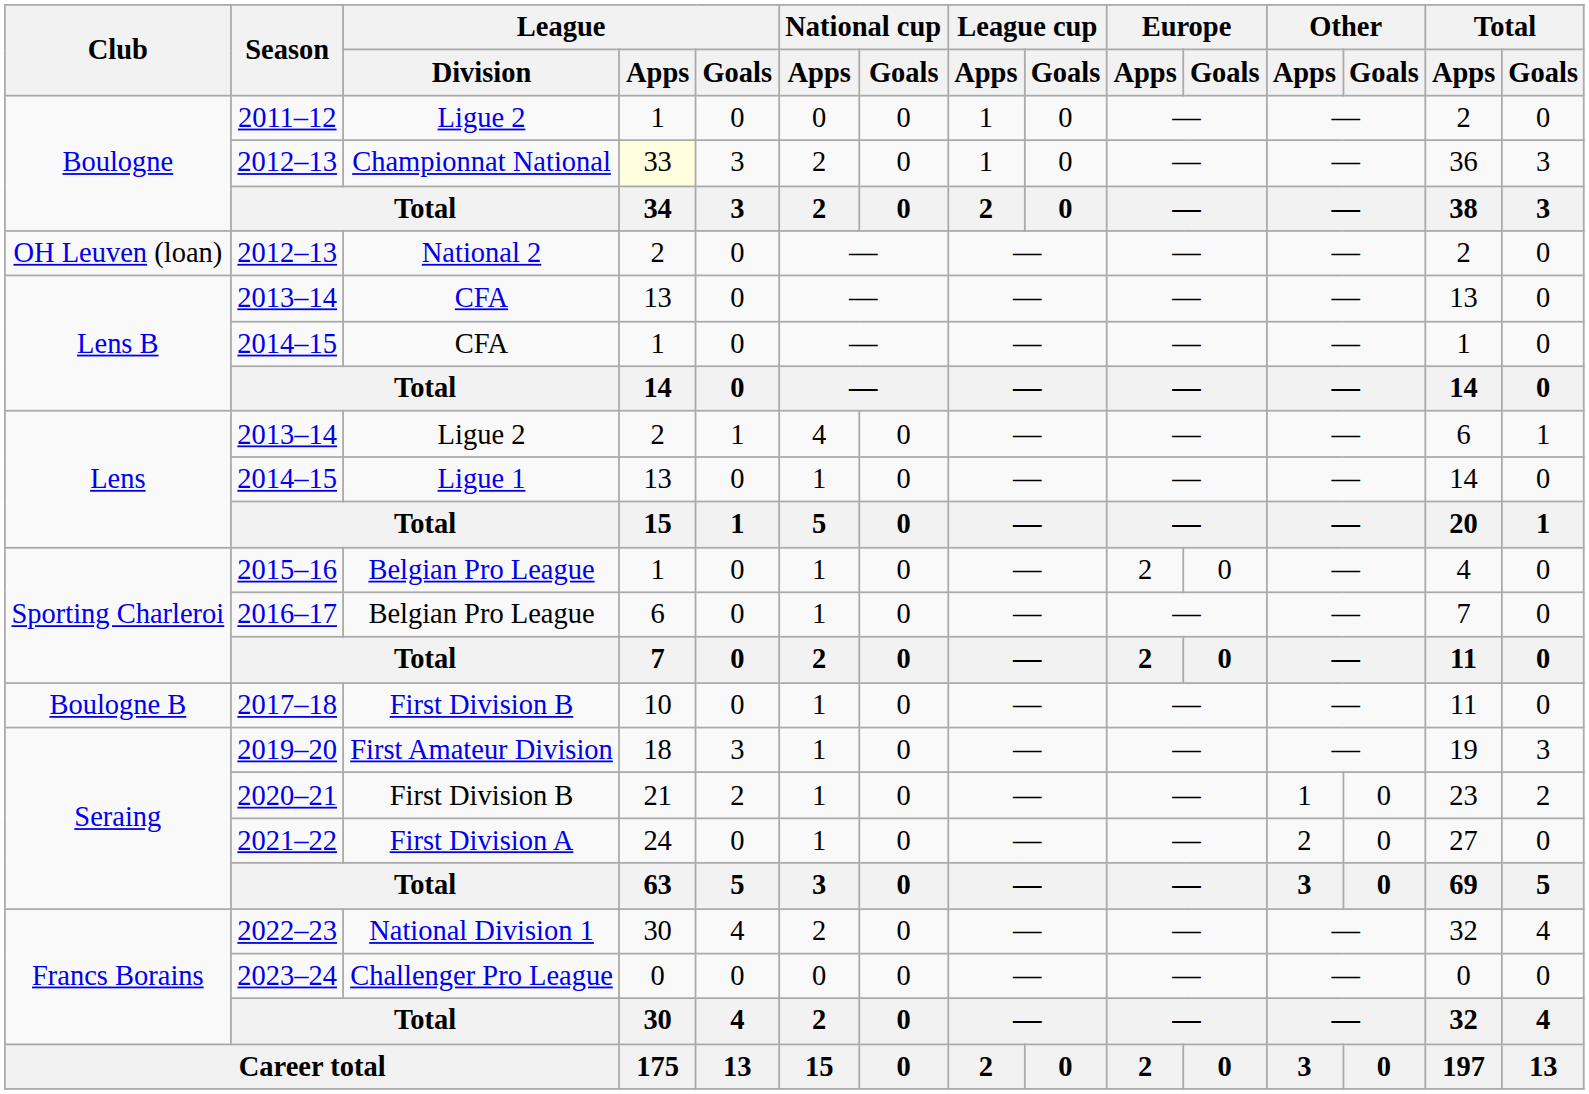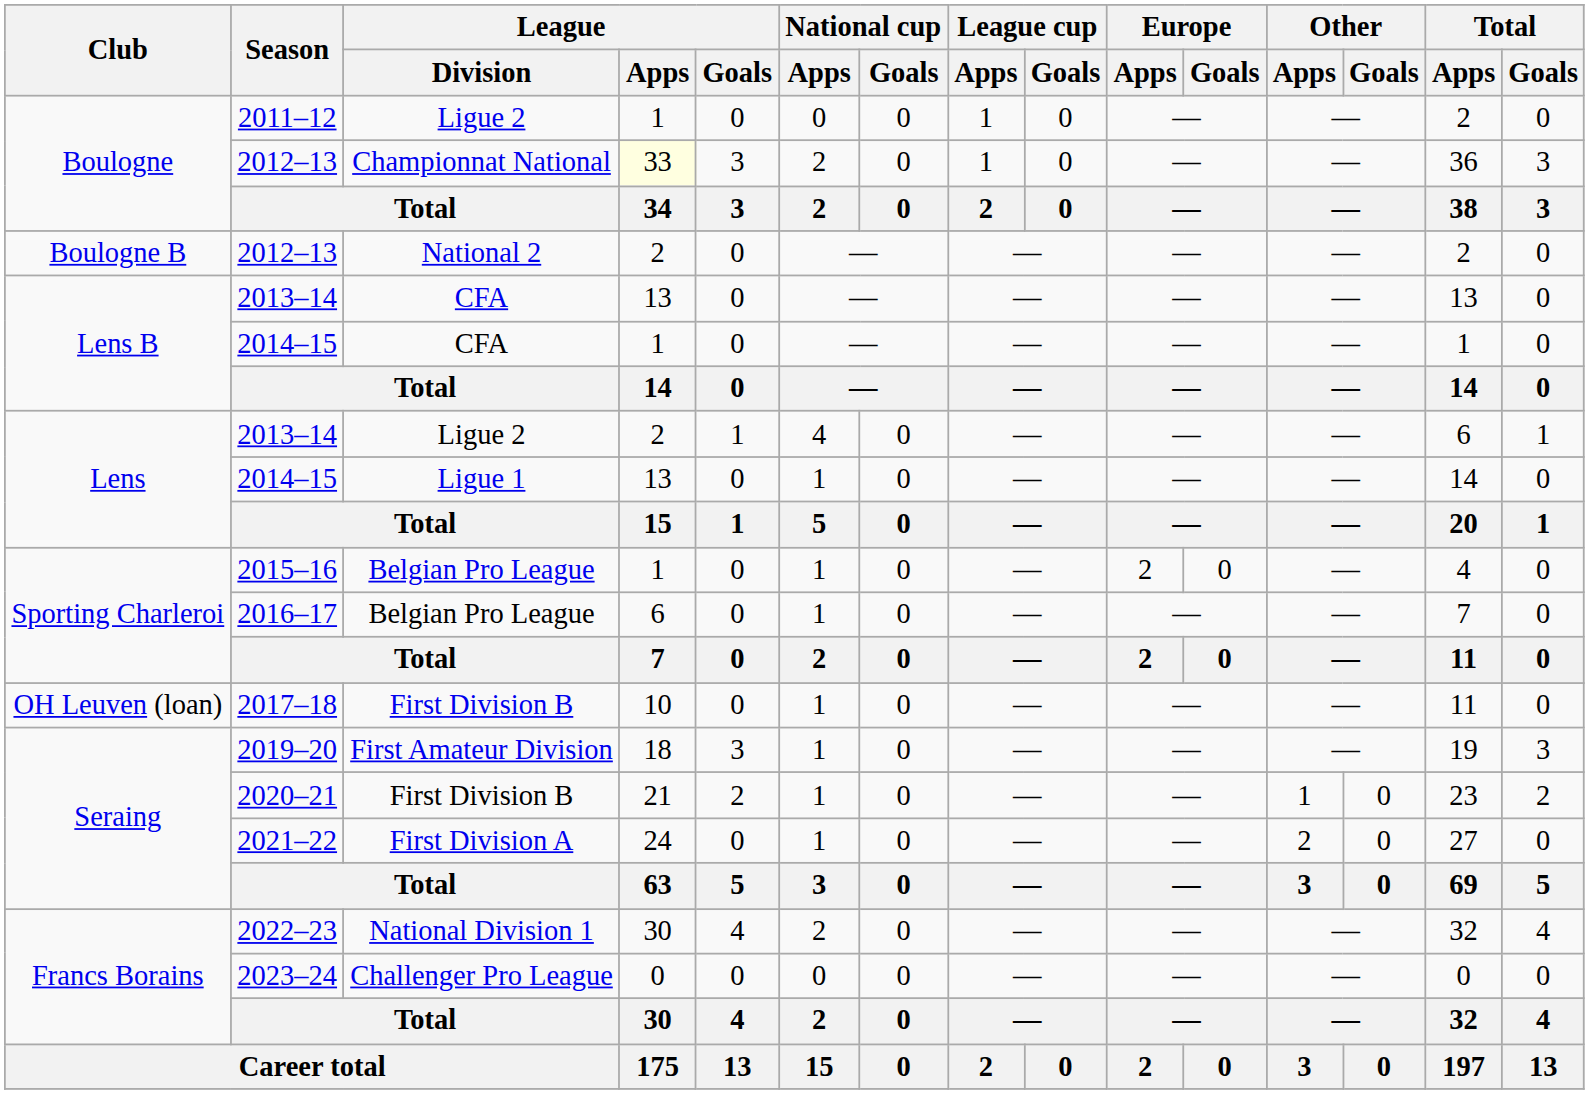(118, 252) OH Leuven (loan) -> (118, 252) Boulogne B
(118, 704) Boulogne B -> (118, 704) OH Leuven (loan)
